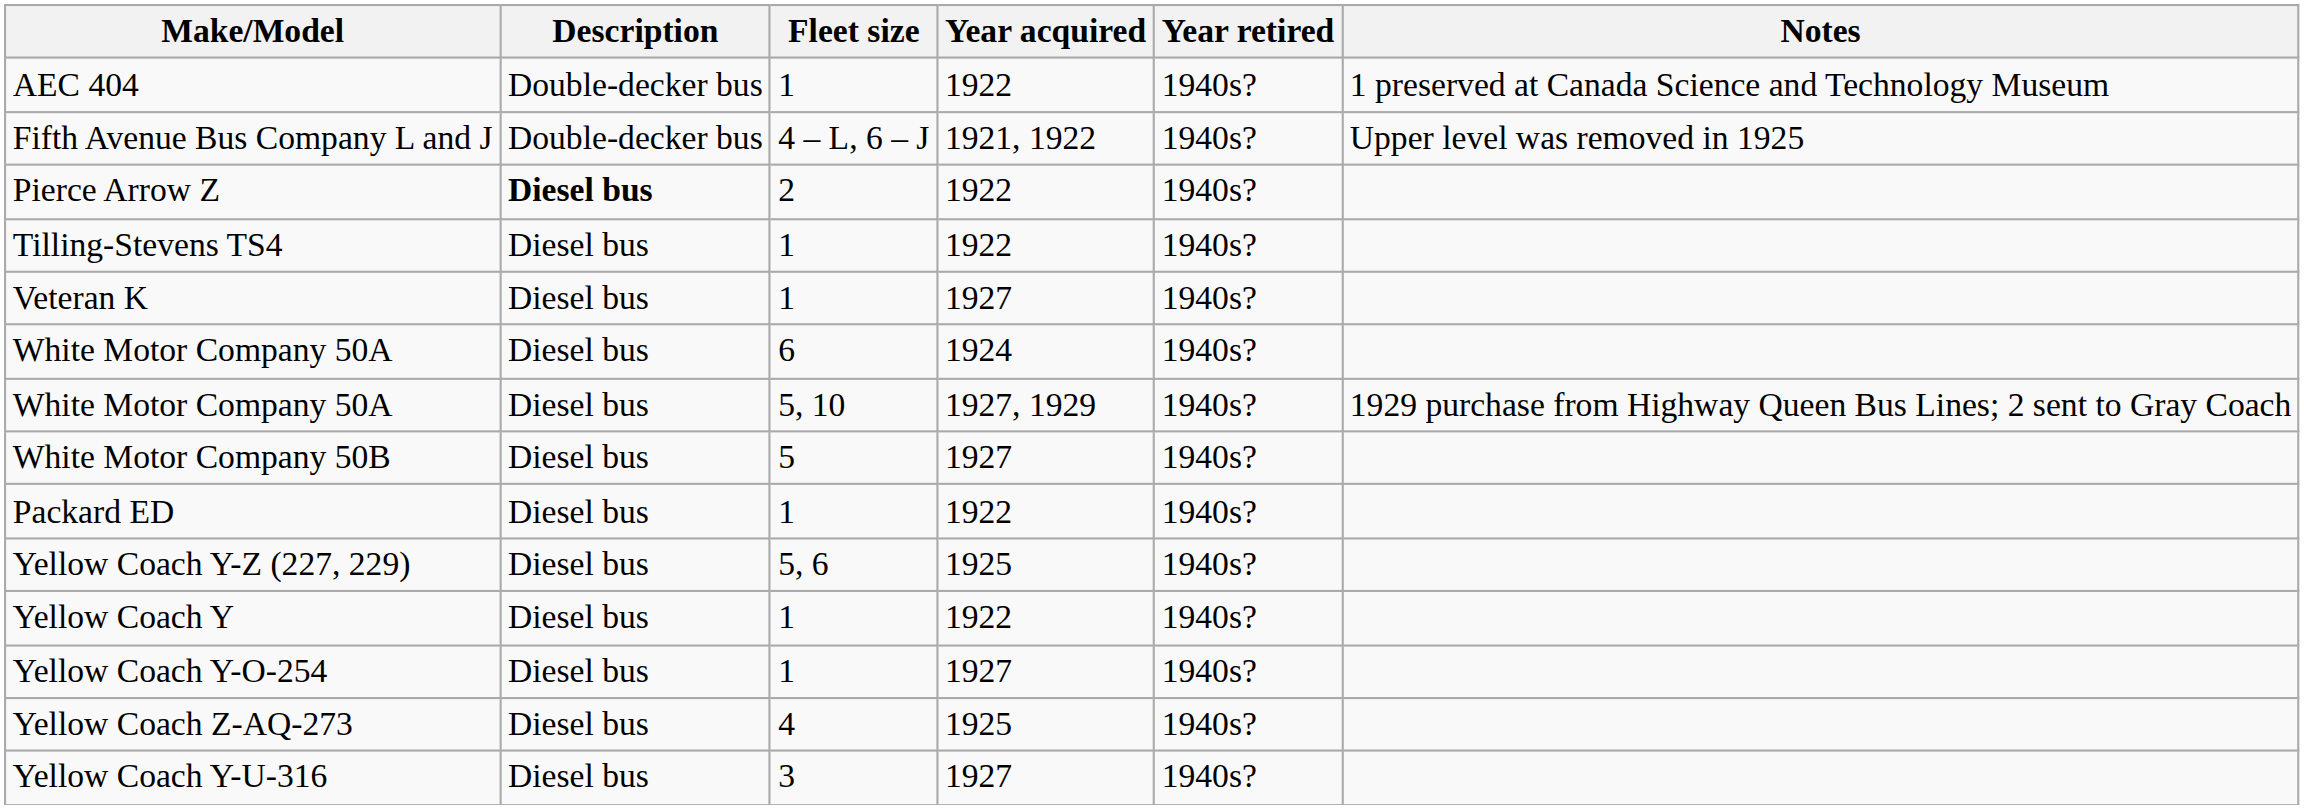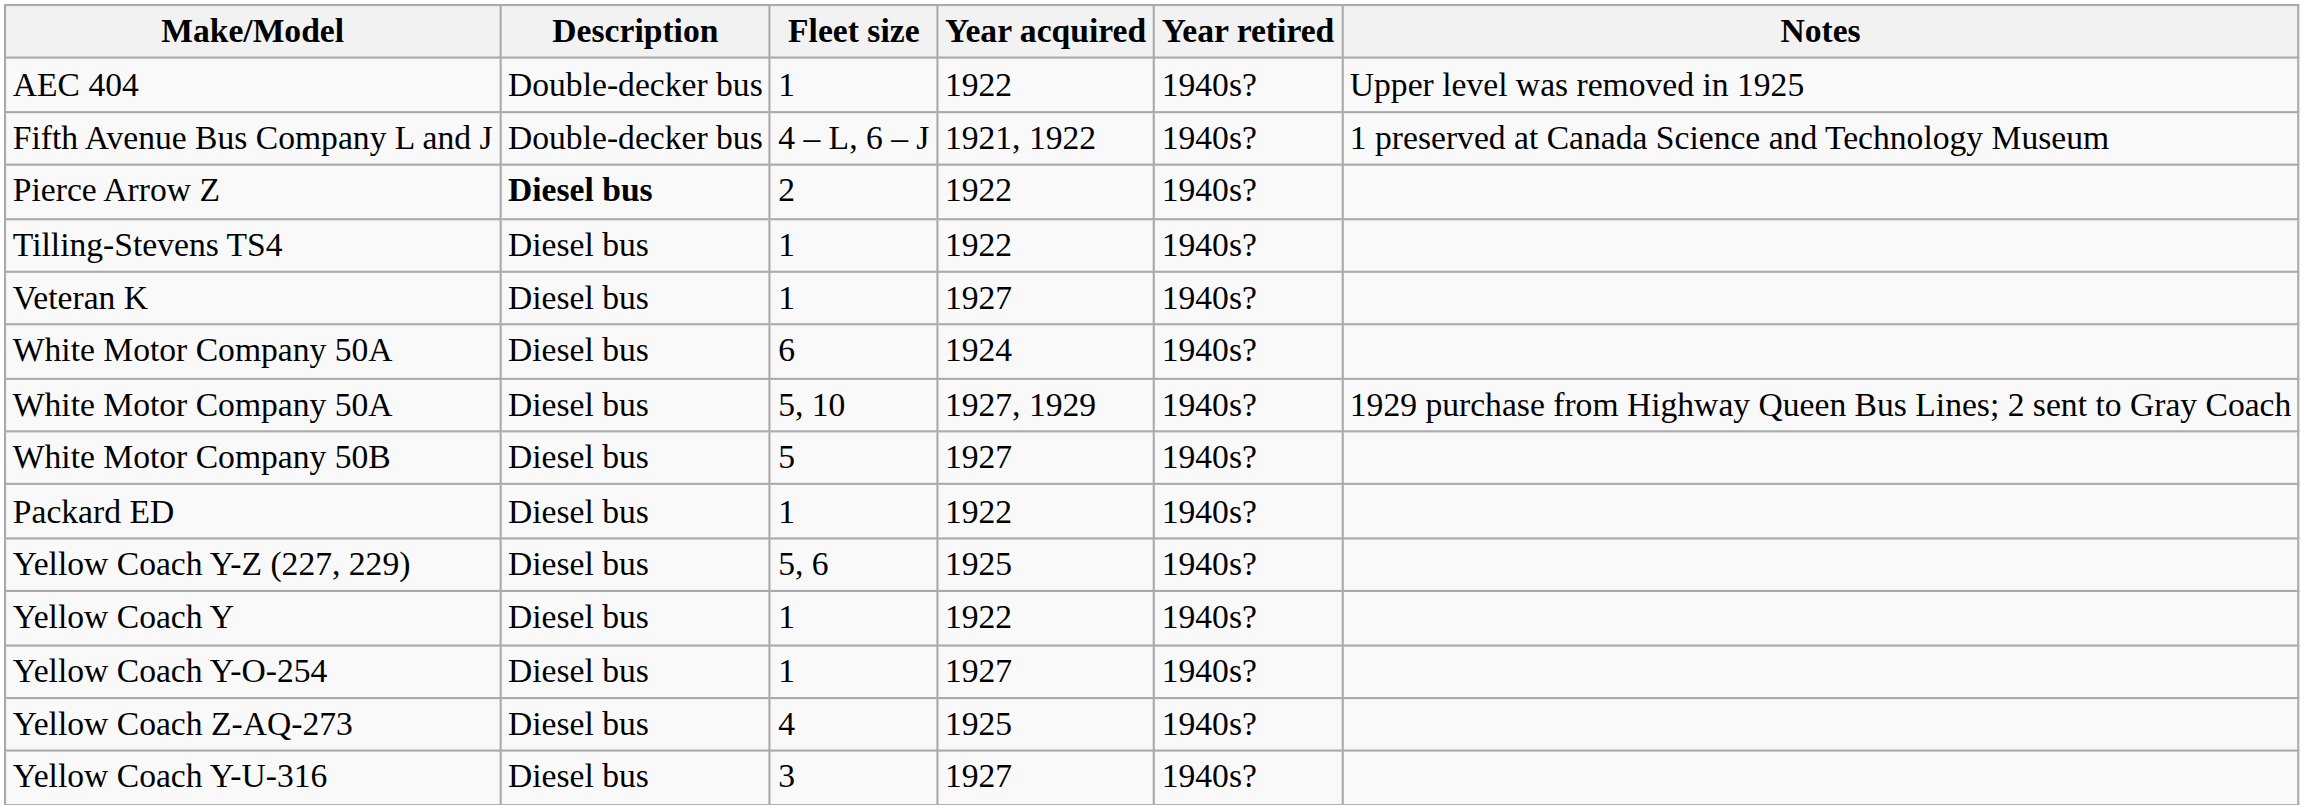(1729, 84) 1 preserved at Canada Science and Technology Museum -> (1577, 84) Upper level was removed in 1925
(1577, 137) Upper level was removed in 1925 -> (1729, 137) 1 preserved at Canada Science and Technology Museum
